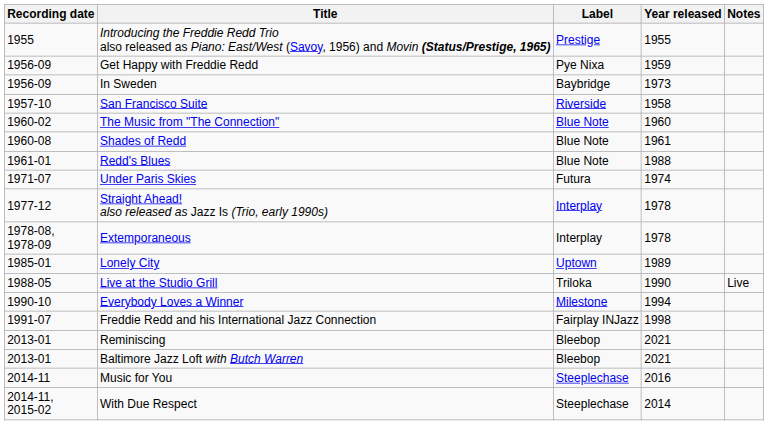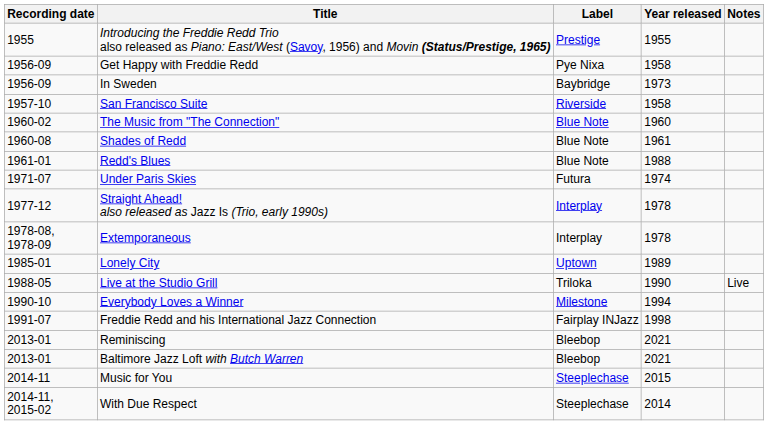(658, 65) 1959 -> (658, 65) 1958
(658, 378) 2016 -> (658, 378) 2015
